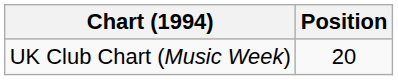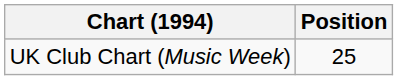(344, 56) 20 -> (344, 56) 25
